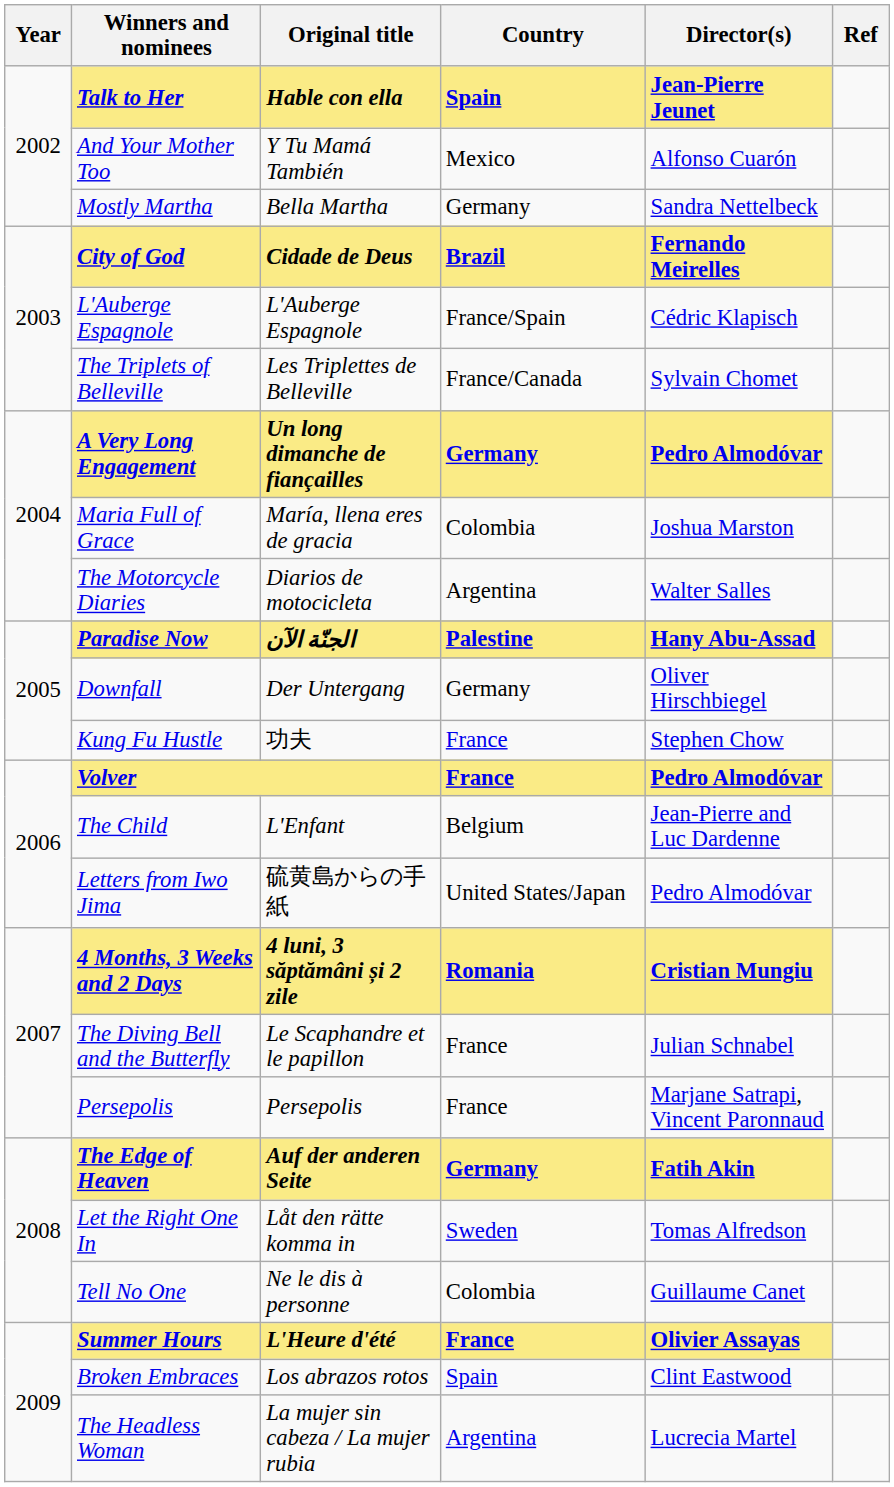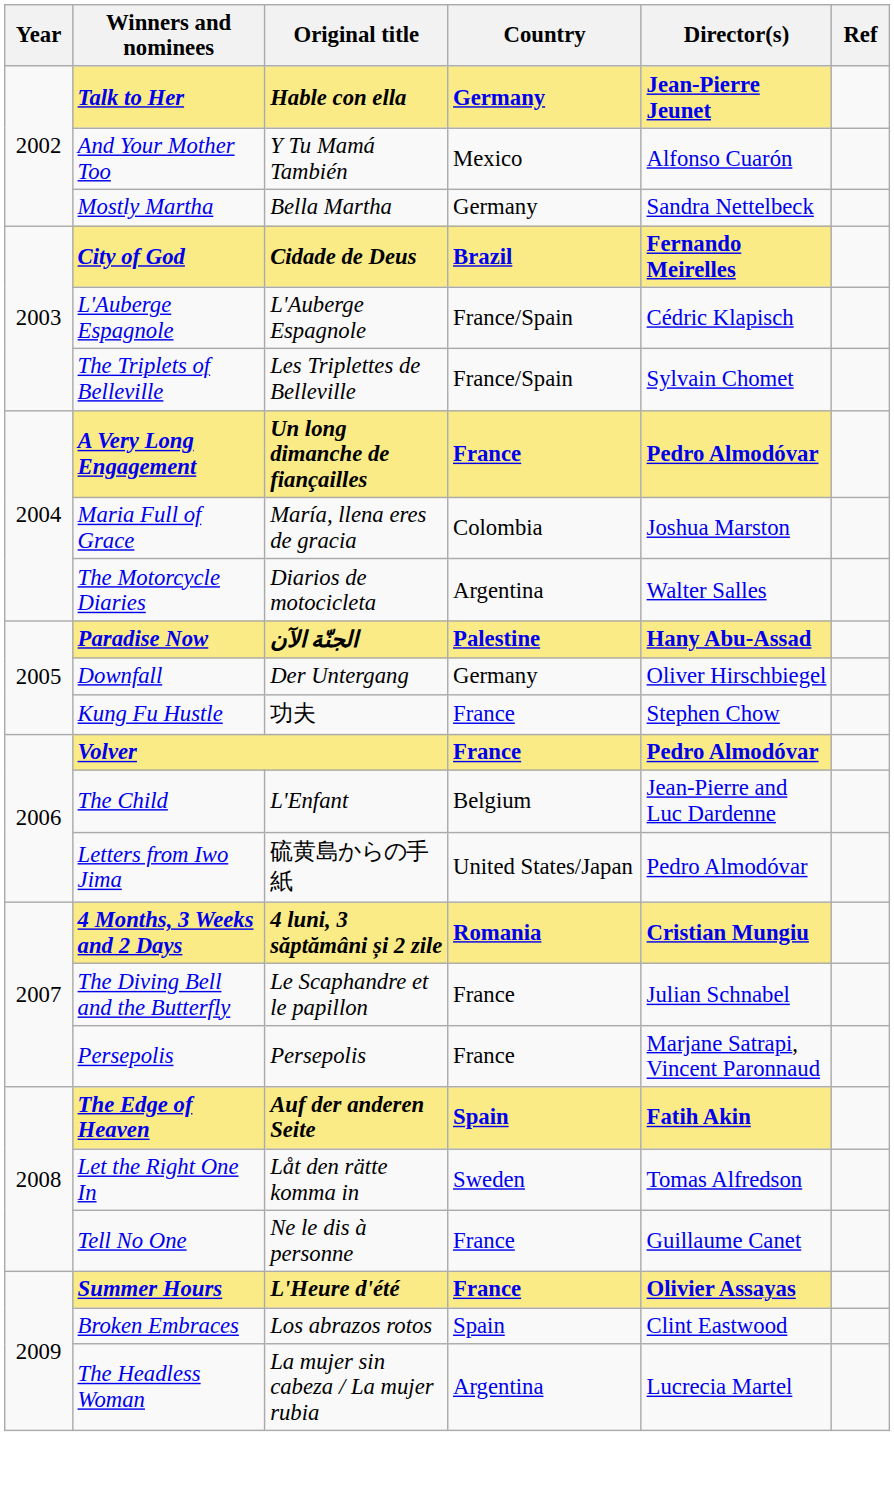(474, 96) Spain -> (499, 96) Germany
(514, 379) France/Canada -> (513, 379) France/Spain
(492, 453) Germany -> (487, 453) France
(492, 1168) Germany -> (481, 1117) Spain
(491, 1291) Colombia -> (484, 1240) France
